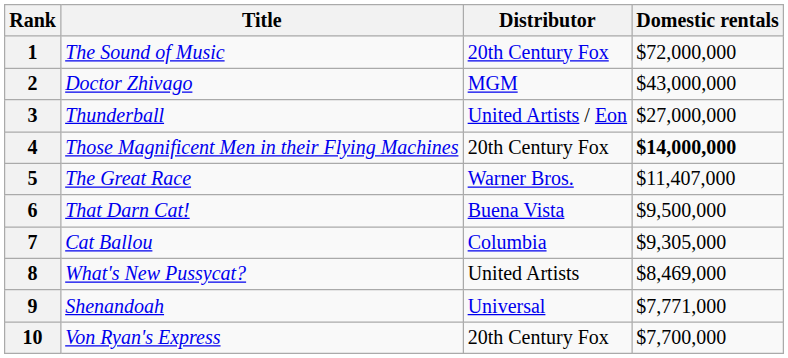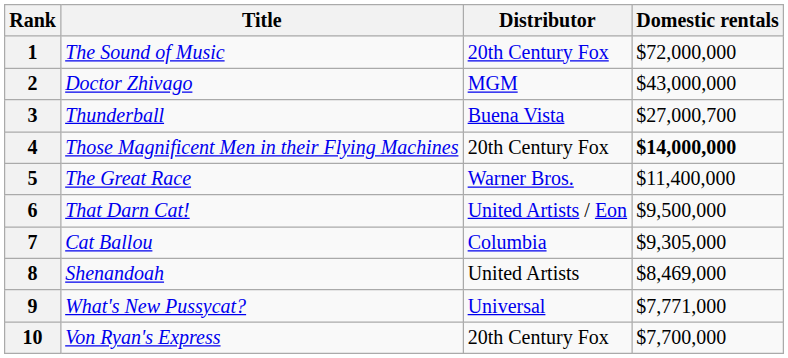(547, 115) United Artists / Eon -> (516, 115) Buena Vista
(686, 115) $27,000,000 -> (686, 115) $27,000,700
(686, 178) $11,407,000 -> (686, 178) $11,400,000
(516, 210) Buena Vista -> (547, 210) United Artists / Eon
(156, 274) What's New Pussycat? -> (115, 274) Shenandoah
(115, 305) Shenandoah -> (156, 305) What's New Pussycat?
